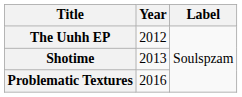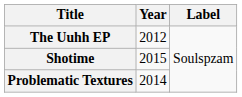(153, 59) 2013 -> (153, 59) 2015
(153, 80) 2016 -> (153, 80) 2014
